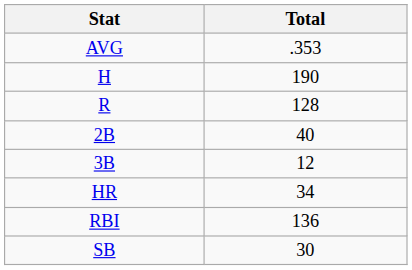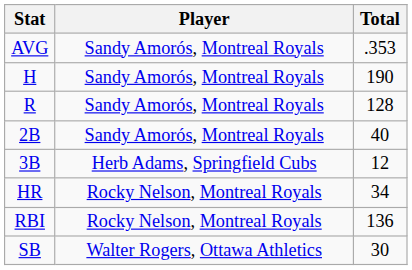+ column: (204, 18)
